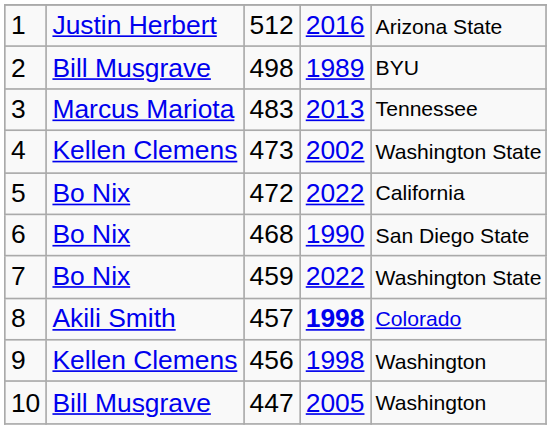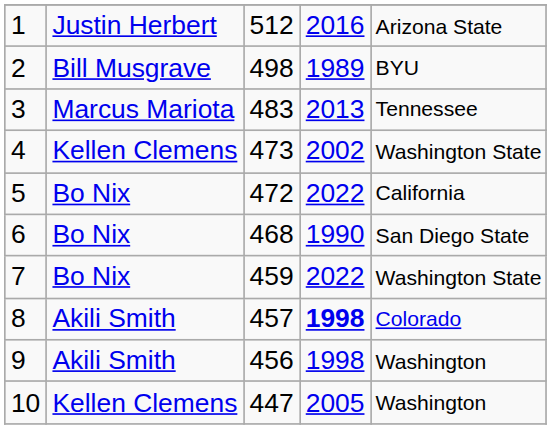(145, 360) Kellen Clemens -> (114, 360) Akili Smith
(132, 402) Bill Musgrave -> (145, 402) Kellen Clemens
